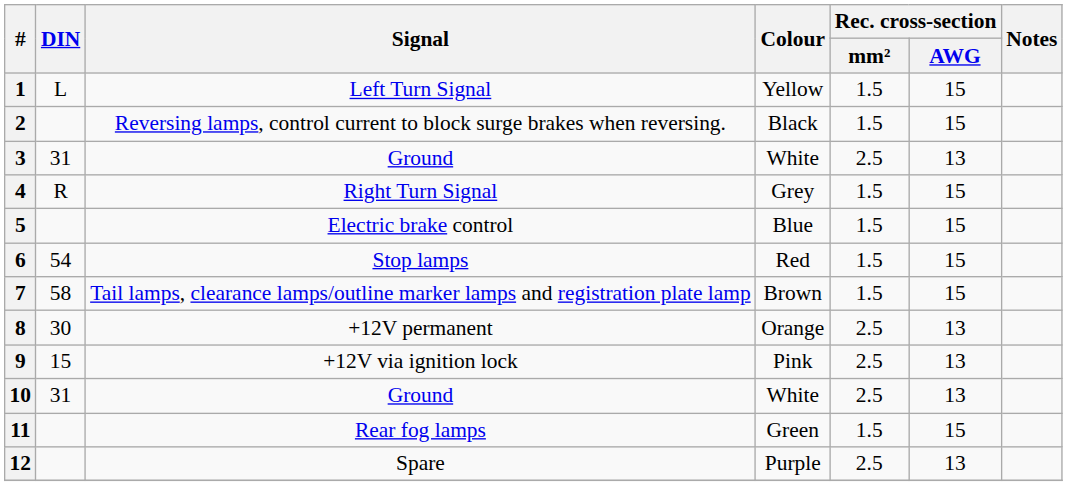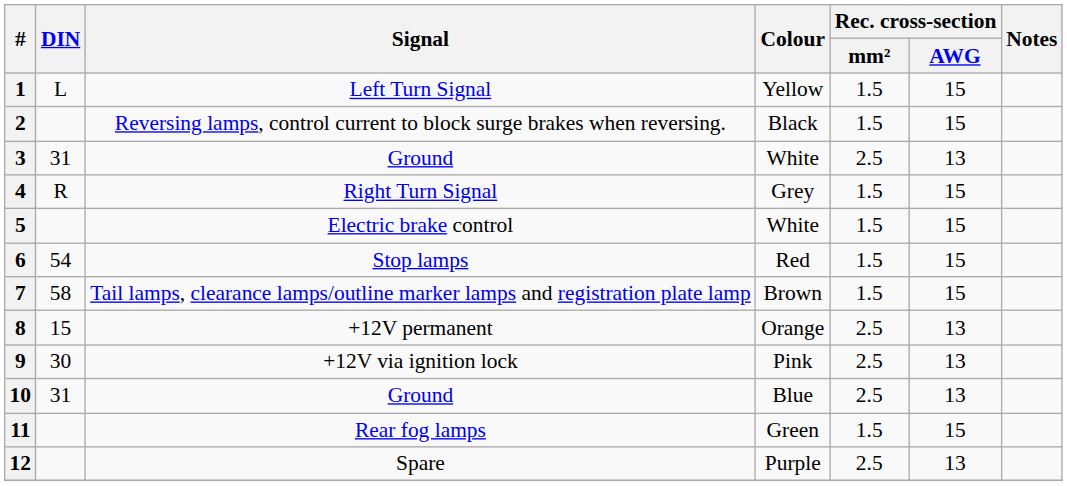(793, 225) Blue -> (793, 225) White
(61, 327) 30 -> (61, 327) 15
(61, 361) 15 -> (61, 361) 30
(793, 395) White -> (793, 395) Blue
